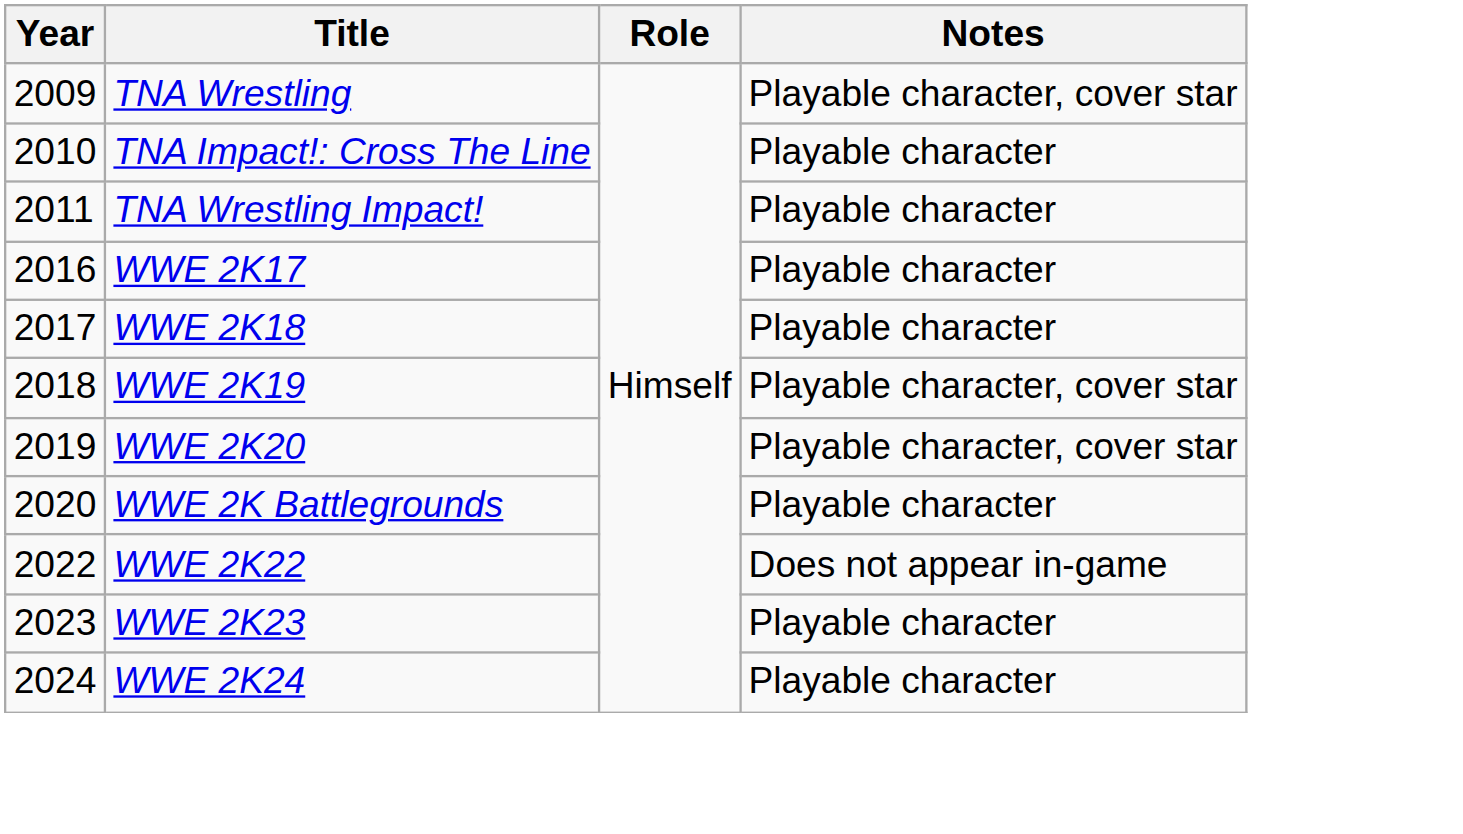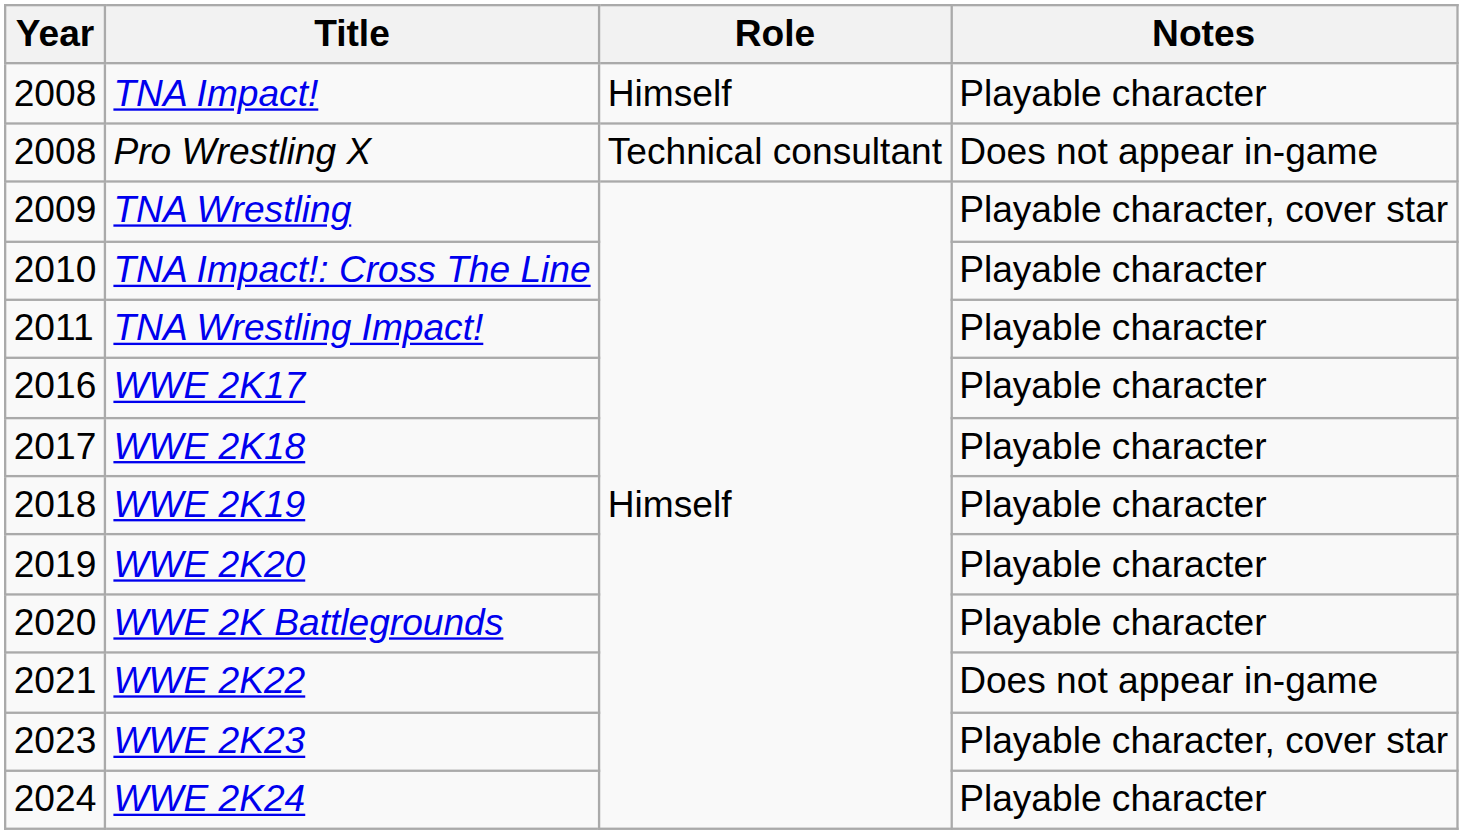+ row: (216, 92)
+ row: (242, 151)
(993, 387) Playable character, cover star -> (1113, 504) Playable character
(993, 446) Playable character, cover star -> (1113, 563) Playable character
(55, 563) 2022 -> (55, 681) 2021
(902, 622) Playable character -> (1204, 740) Playable character, cover star
